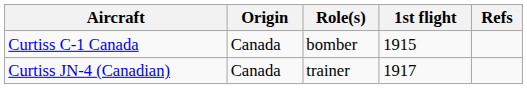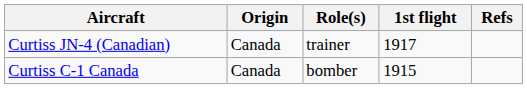rows swapped: (74, 44) <-> (89, 70)
